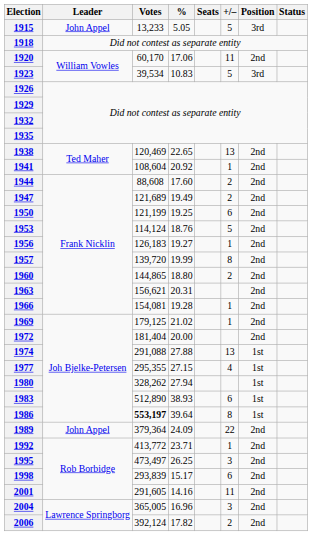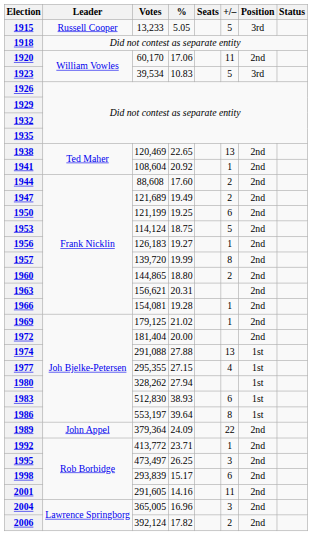(88, 27) John Appel -> (88, 27) Russell Cooper
(182, 228) 18.76 -> (182, 228) 18.75
(150, 399) 512,890 -> (150, 399) 512,830
(150, 414) bold -> (150, 414) normal
